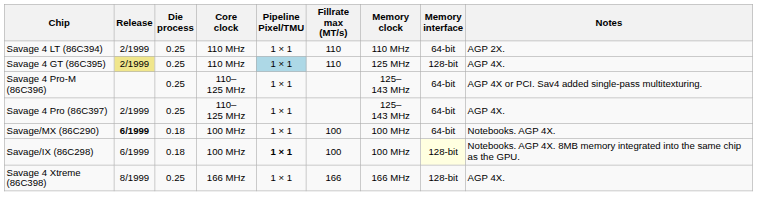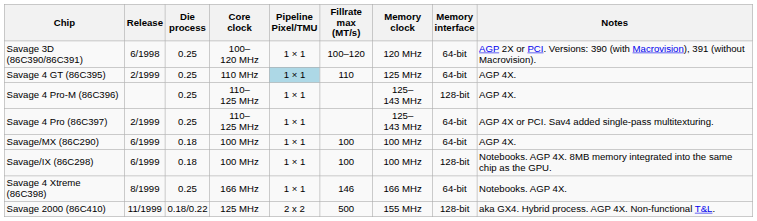+ row: (45, 54)
- row: (55, 48)
(134, 64) khaki background -> (145, 74) no background
(443, 64) 128-bit -> (455, 74) 64-bit
(443, 84) 64-bit -> (455, 95) 128-bit
(585, 84) AGP 4X or PCI. Sav4 added single-pass multitexturing. -> (498, 95) AGP 4X.
(486, 110) AGP 4X. -> (596, 121) AGP 4X or PCI. Sav4 added single-pass multitexturing.
(134, 131) bold -> (145, 142) normal
(512, 131) Notebooks. AGP 4X. -> (498, 142) AGP 4X.
(281, 152) bold -> (294, 162) normal
(443, 152) lightyellow background -> (455, 162) no background
(333, 178) 166 -> (346, 188) 146
(443, 178) 128-bit -> (455, 188) 64-bit
(486, 178) AGP 4X. -> (523, 188) Notebooks. AGP 4X.
+ row: (56, 209)
